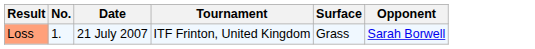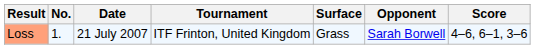+ column: (489, 14)
